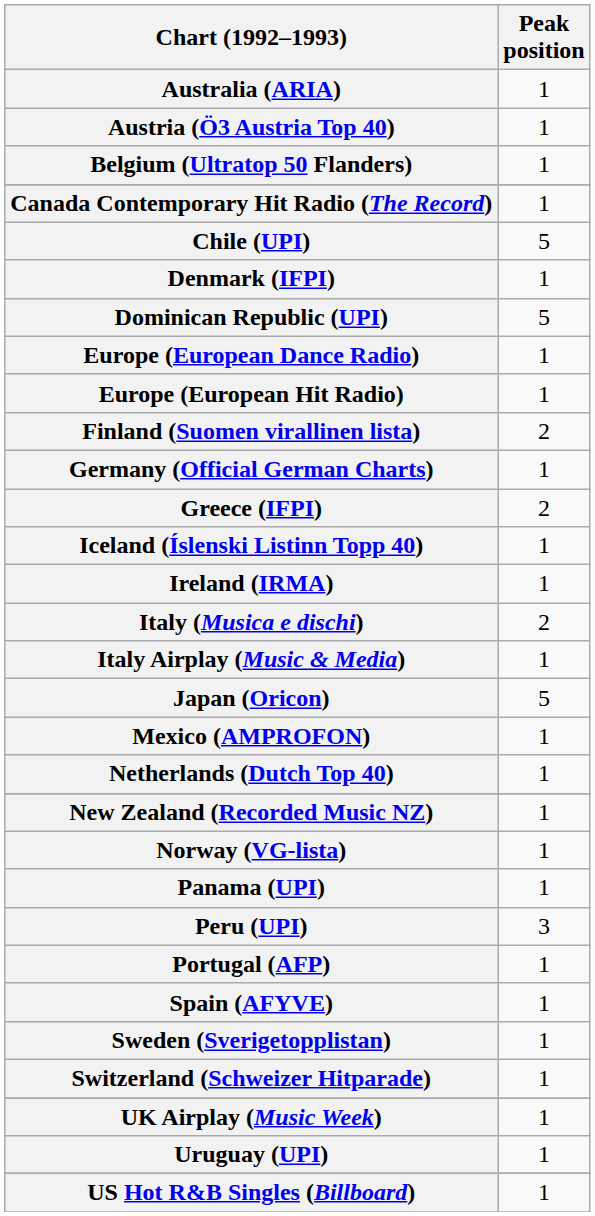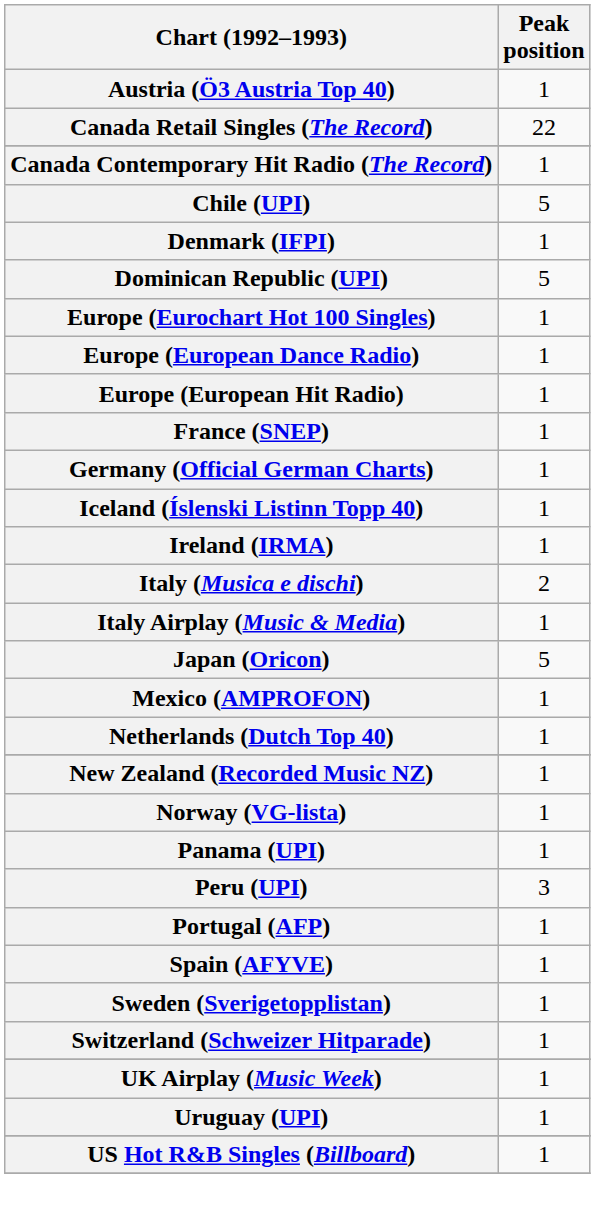- row: (251, 88)
- row: (251, 164)
+ row: (251, 126)
+ row: (251, 316)
- row: (251, 431)
+ row: (251, 431)
- row: (251, 507)
